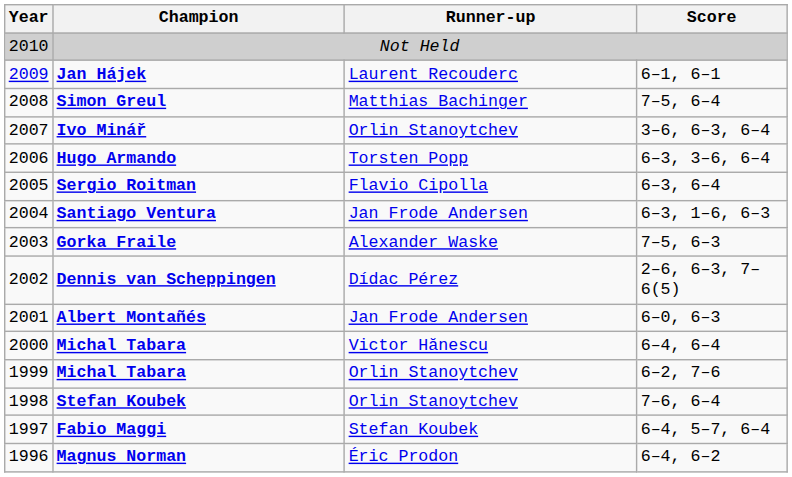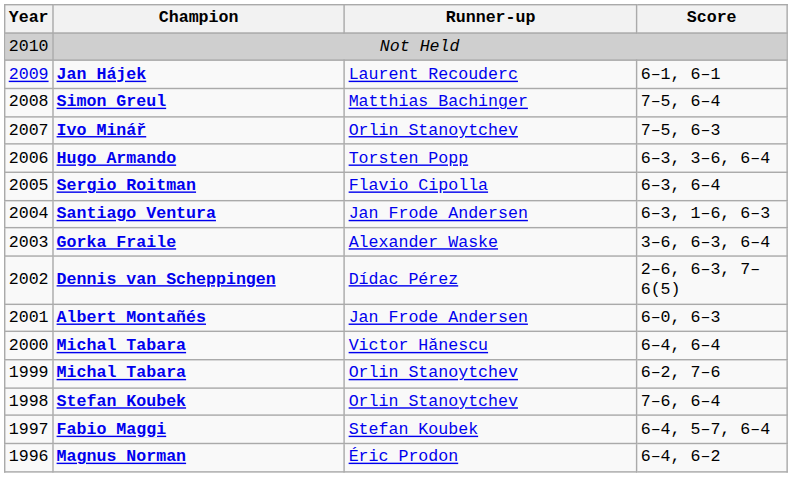(705, 130) 3–6, 6–3, 6–4 -> (681, 130) 7–5, 6–3
(681, 242) 7–5, 6–3 -> (705, 242) 3–6, 6–3, 6–4
